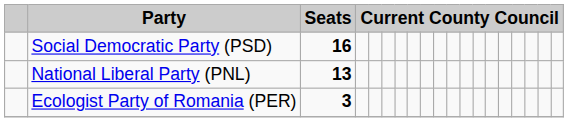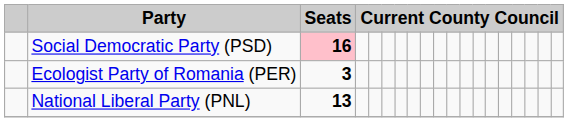(342, 46) no background -> (342, 46) pink background
rows swapped: (141, 74) <-> (164, 102)
